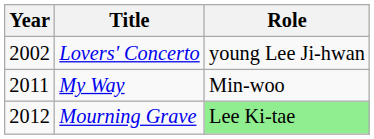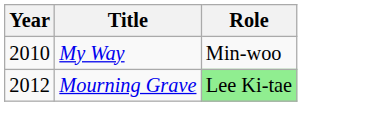- row: (130, 52)
(29, 85) 2011 -> (30, 52) 2010
